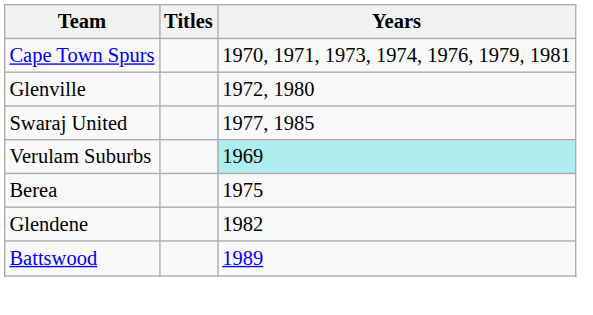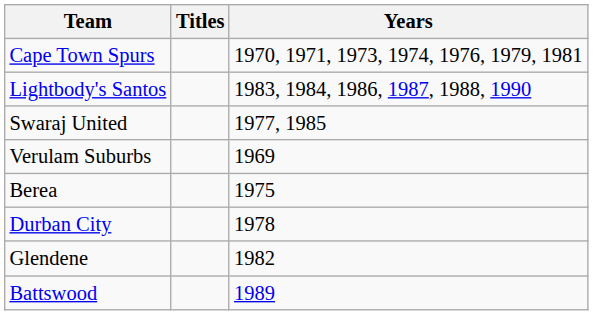+ row: (88, 89)
- row: (48, 89)
(243, 156) paleturquoise background -> (255, 156) no background
+ row: (60, 224)
